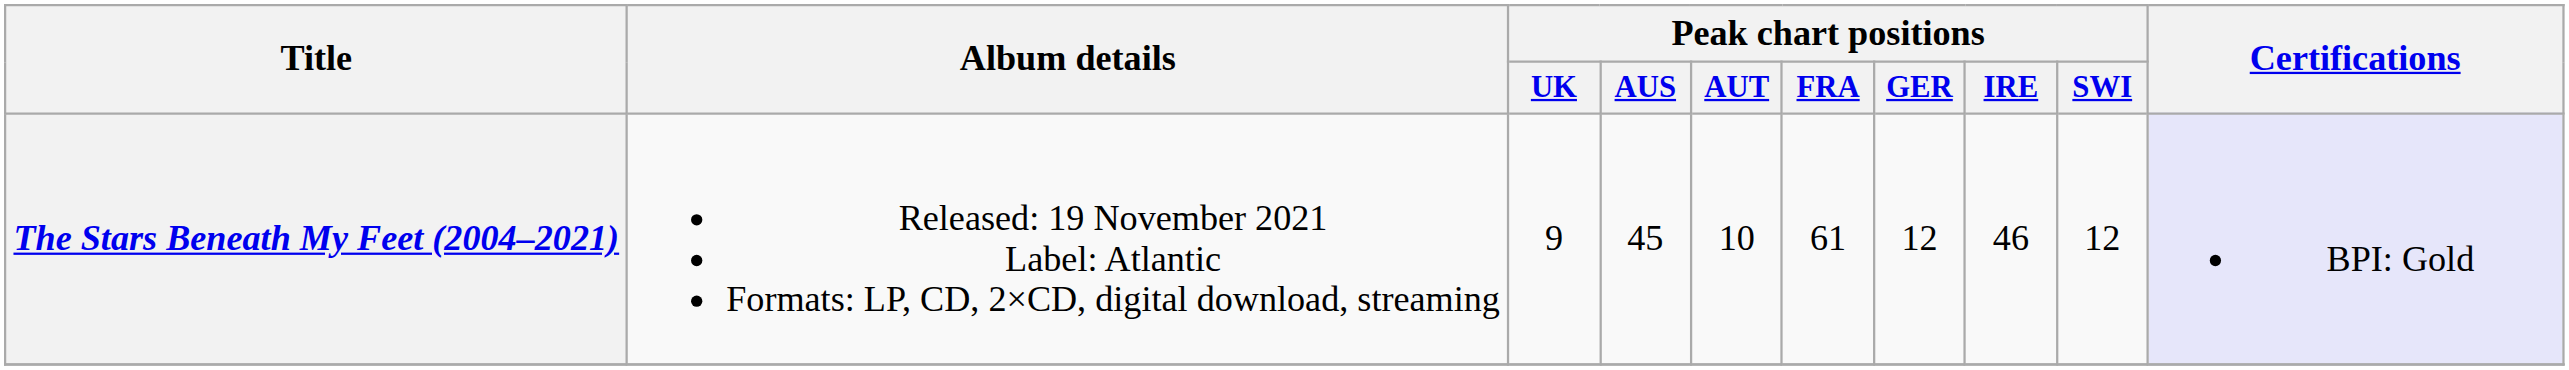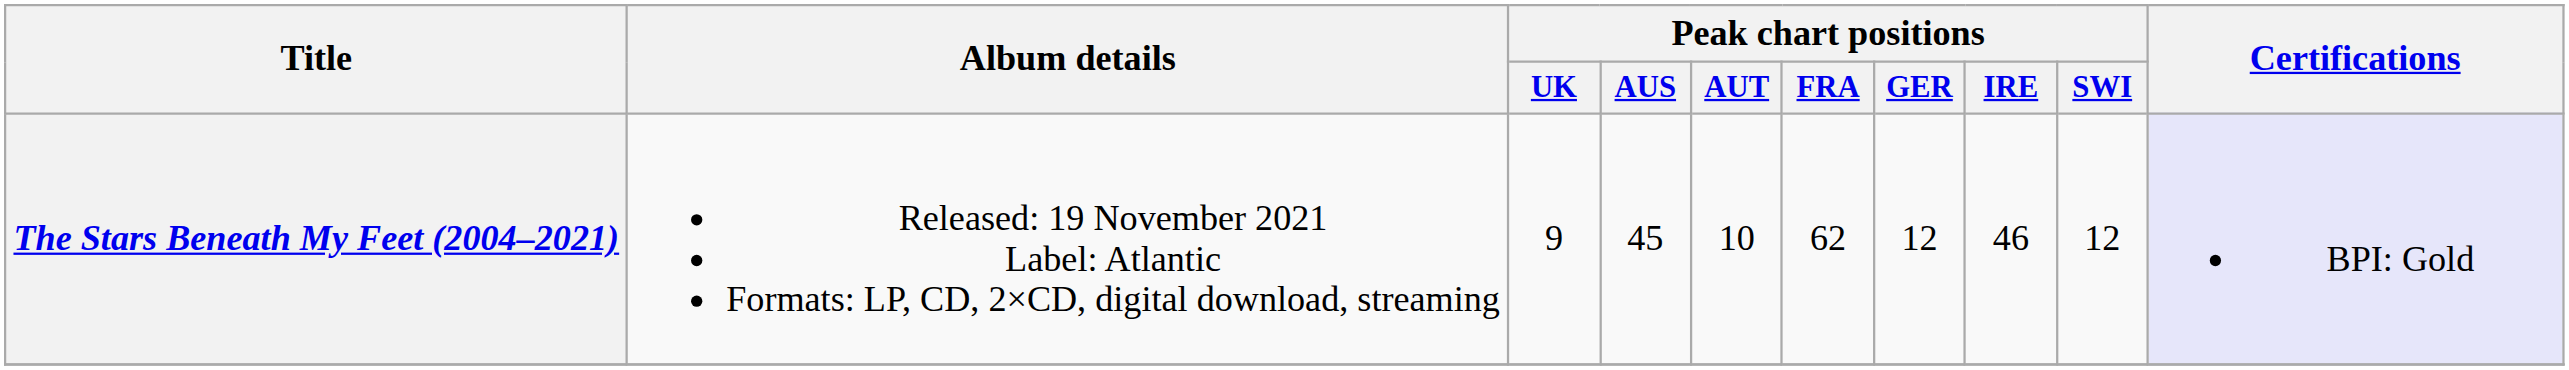(1828, 238) 61 -> (1828, 238) 62
